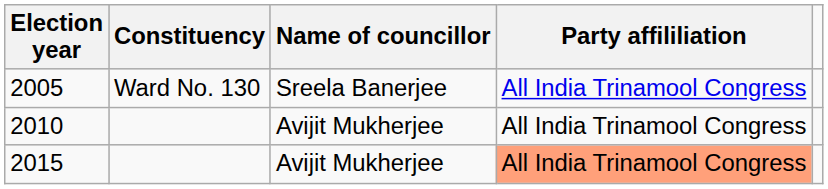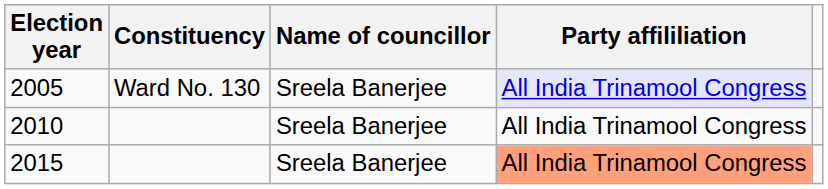(654, 88) no background -> (654, 88) lavender background
(360, 125) Avijit Mukherjee -> (361, 125) Sreela Banerjee
(360, 163) Avijit Mukherjee -> (361, 163) Sreela Banerjee
